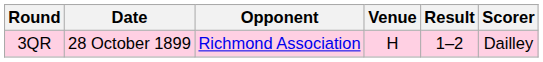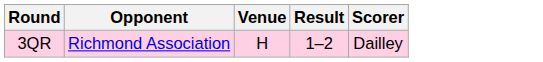- column: (129, 17)
